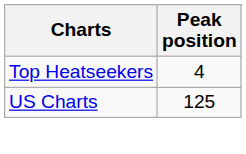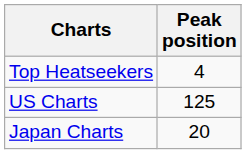+ row: (66, 132)
